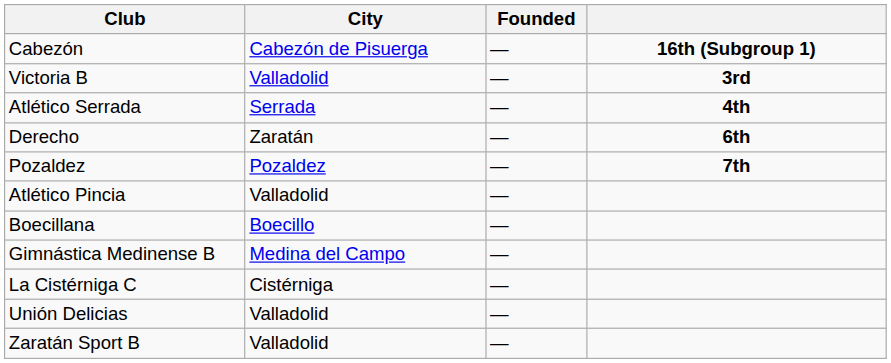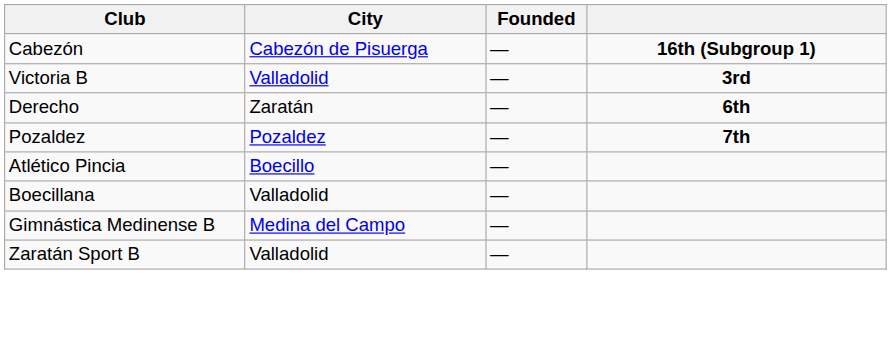- row: (75, 107)
(289, 195) Valladolid -> (282, 166) Boecillo
(282, 225) Boecillo -> (289, 195) Valladolid
- row: (73, 284)
- row: (68, 313)
